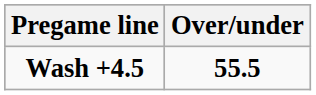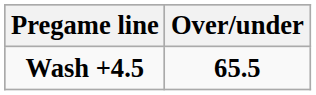(237, 67) 55.5 -> (237, 67) 65.5
